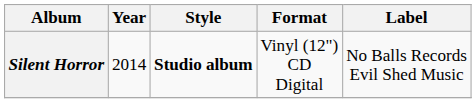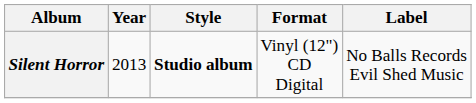(129, 64) 2014 -> (129, 64) 2013
